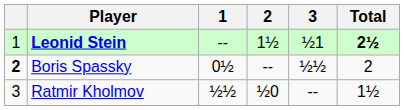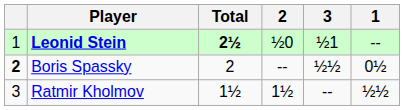columns swapped: (223, 17) <-> (368, 17)
(268, 42) 1½ -> (282, 42) ½0
(268, 92) ½0 -> (282, 92) 1½
